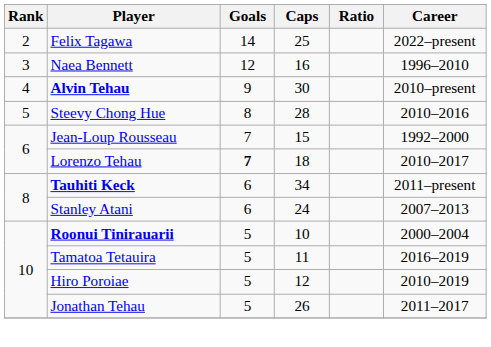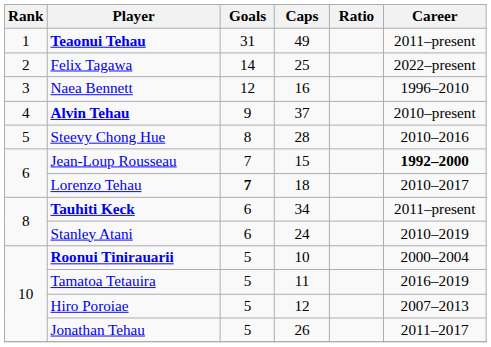+ row: (98, 40)
(302, 88) 30 -> (302, 112) 37
(435, 137) normal -> (435, 161) bold
(435, 209) 2007–2013 -> (435, 233) 2010–2019
(435, 281) 2010–2019 -> (435, 305) 2007–2013
